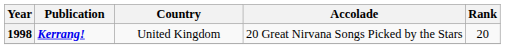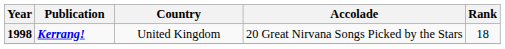(483, 33) 20 -> (483, 33) 18
